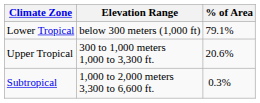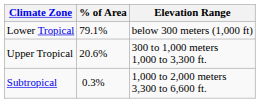columns swapped: (140, 13) <-> (229, 13)
